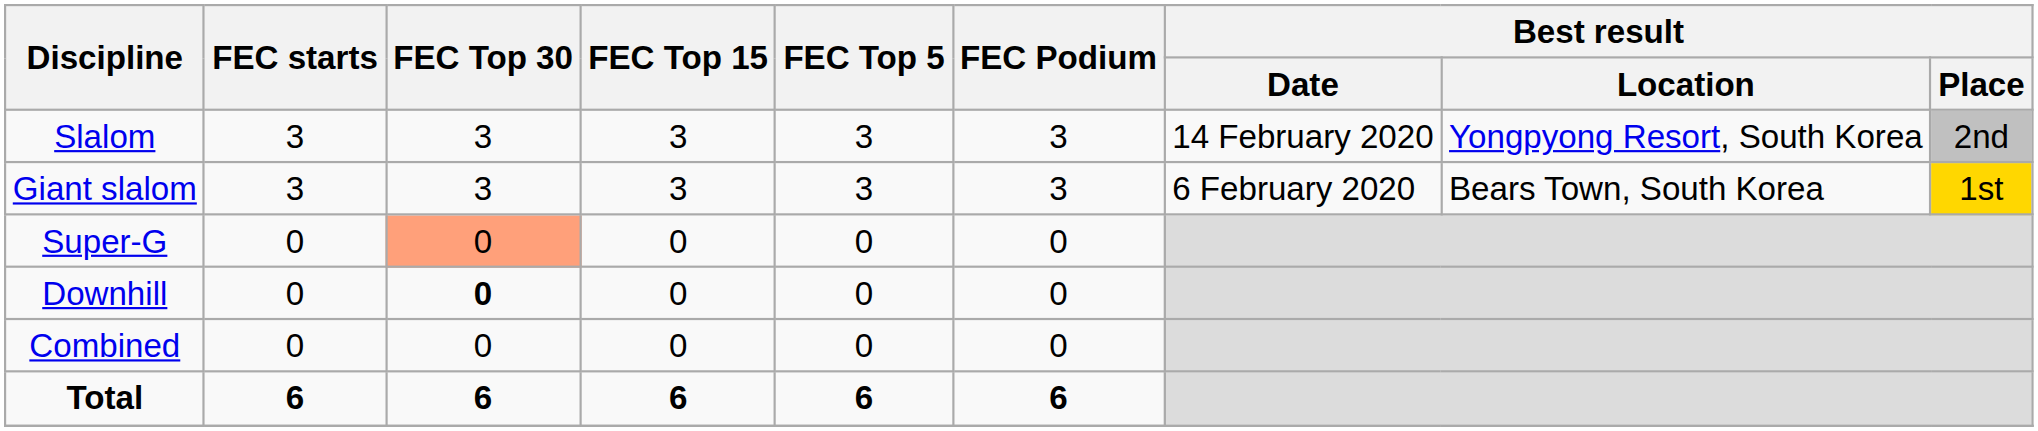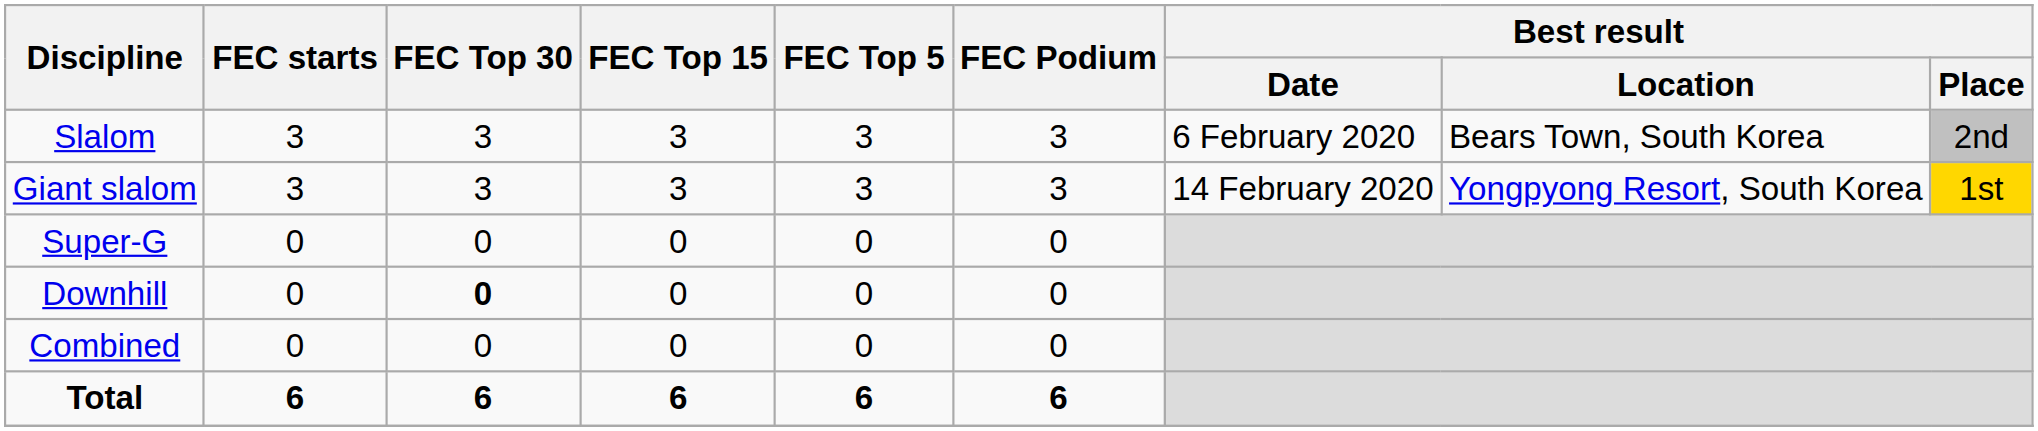(1303, 136) 14 February 2020 -> (1294, 136) 6 February 2020
(1686, 136) Yongpyong Resort, South Korea -> (1636, 136) Bears Town, South Korea
(1294, 189) 6 February 2020 -> (1303, 189) 14 February 2020
(1636, 189) Bears Town, South Korea -> (1686, 189) Yongpyong Resort, South Korea
(483, 241) lightsalmon background -> (483, 241) no background
